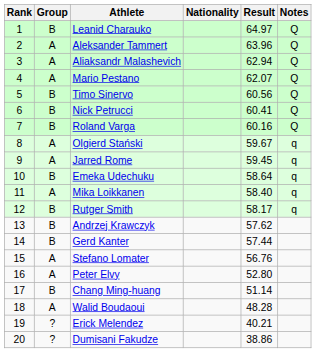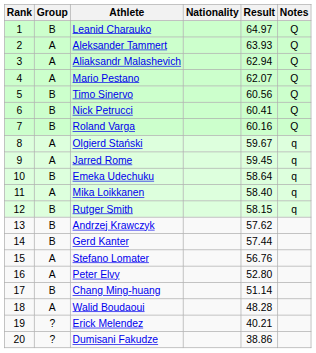(259, 45) 63.96 -> (259, 45) 63.93
(259, 209) 58.17 -> (259, 209) 58.15
